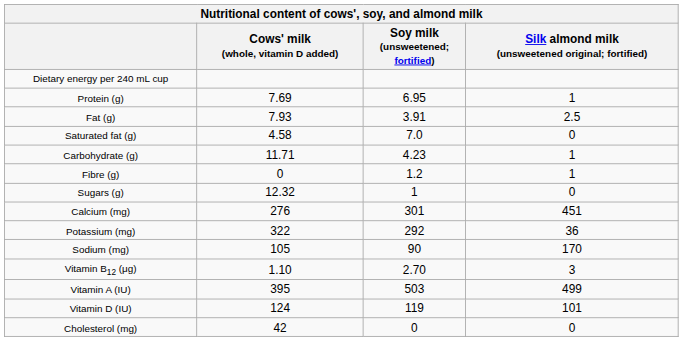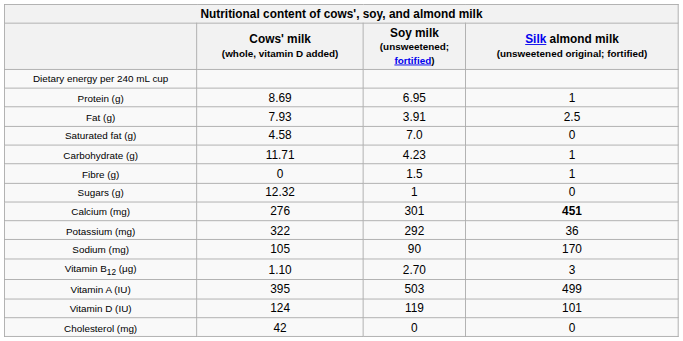(280, 98) 7.69 -> (280, 98) 8.69
(414, 174) 1.2 -> (414, 174) 1.5
(572, 212) normal -> (572, 212) bold
